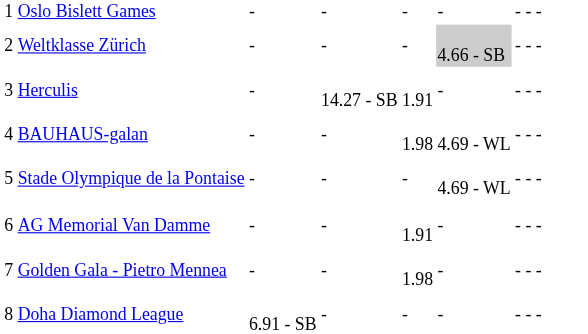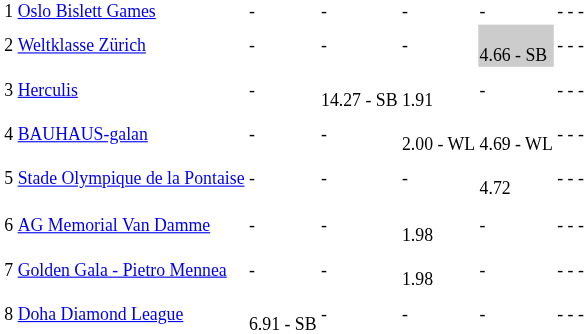(417, 144) 1.98 -> (439, 144) 2.00 - WL
(474, 188) 4.69 - WL -> (495, 188) 4.72
(417, 235) 1.91 -> (417, 235) 1.98
